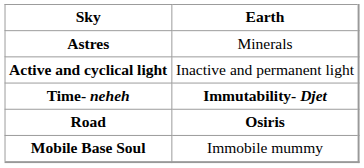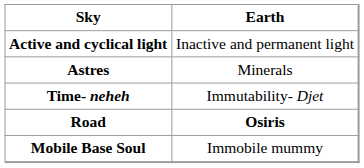rows swapped: (88, 69) <-> (88, 43)
(265, 96) bold -> (265, 96) normal
